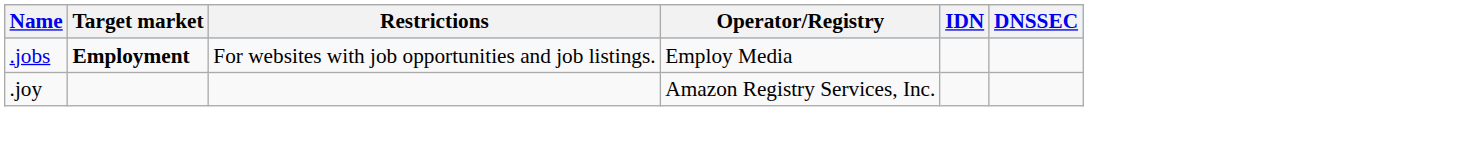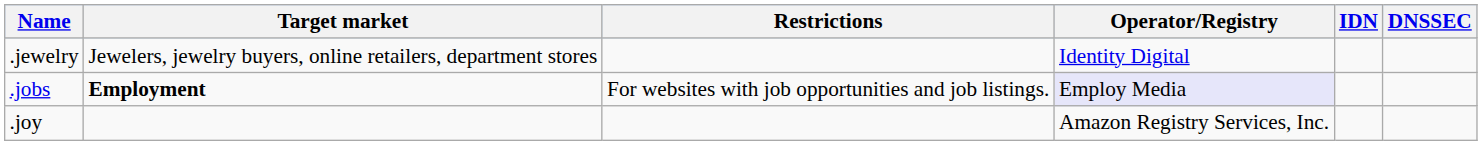+ row: (44, 55)
(729, 55) no background -> (1123, 88) lavender background
